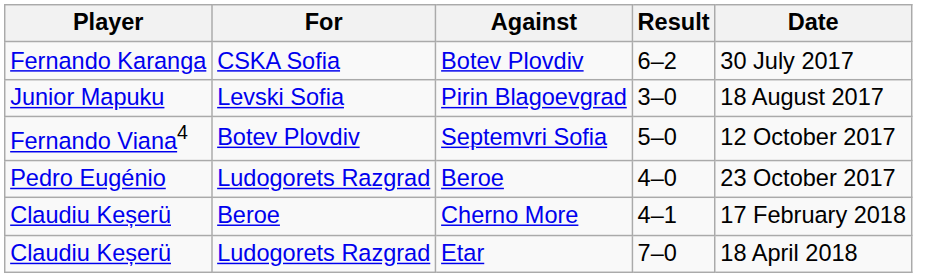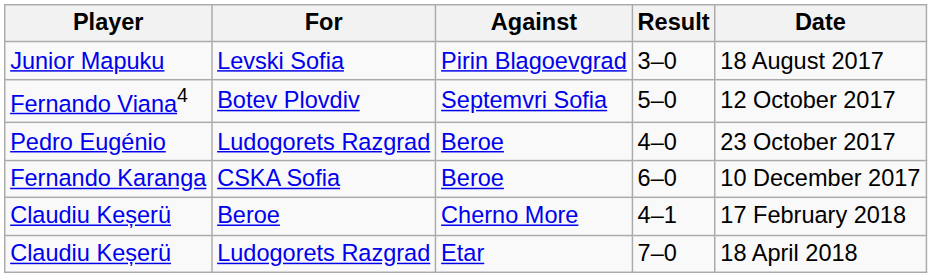- row: (657, 60)
+ row: (657, 178)
